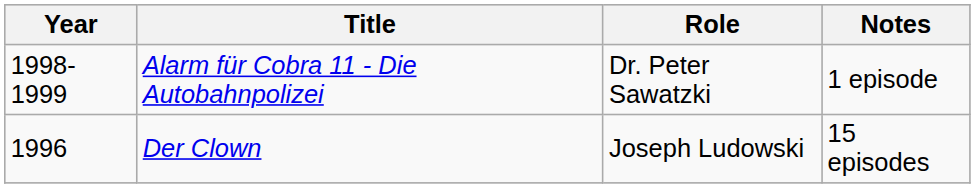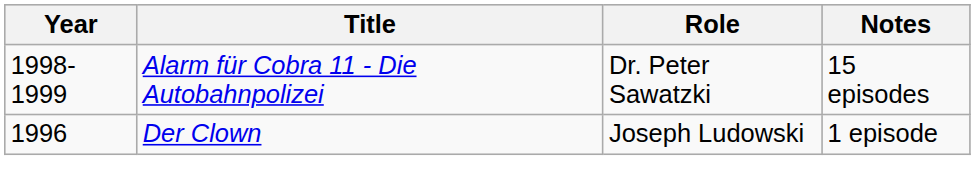(883, 79) 1 episode -> (879, 79) 15 episodes
(879, 148) 15 episodes -> (883, 133) 1 episode
